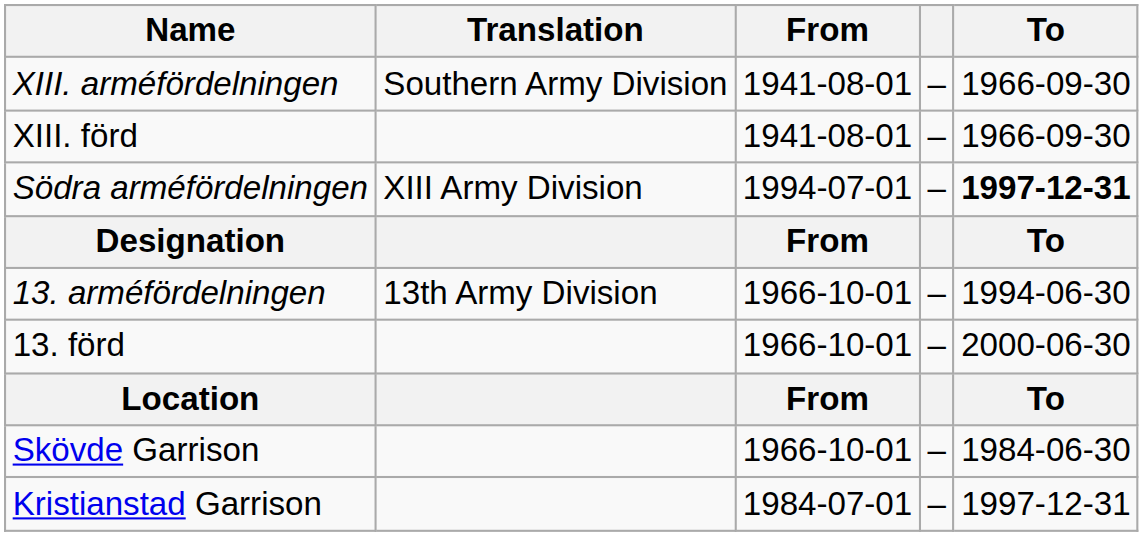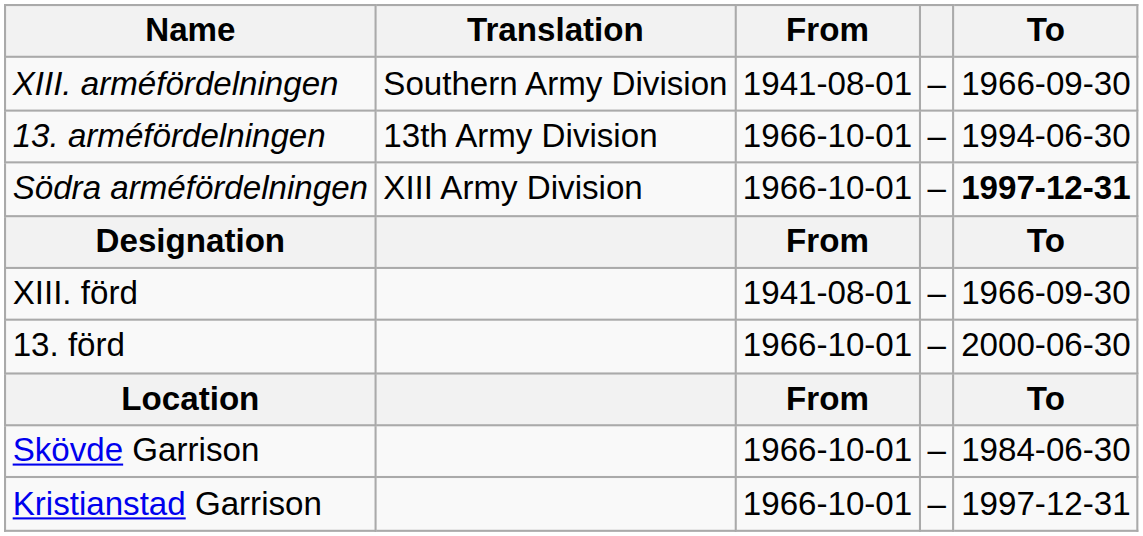rows swapped: (169, 293) <-> (75, 135)
(828, 188) 1994-07-01 -> (828, 188) 1966-10-01
(828, 503) 1984-07-01 -> (828, 503) 1966-10-01
